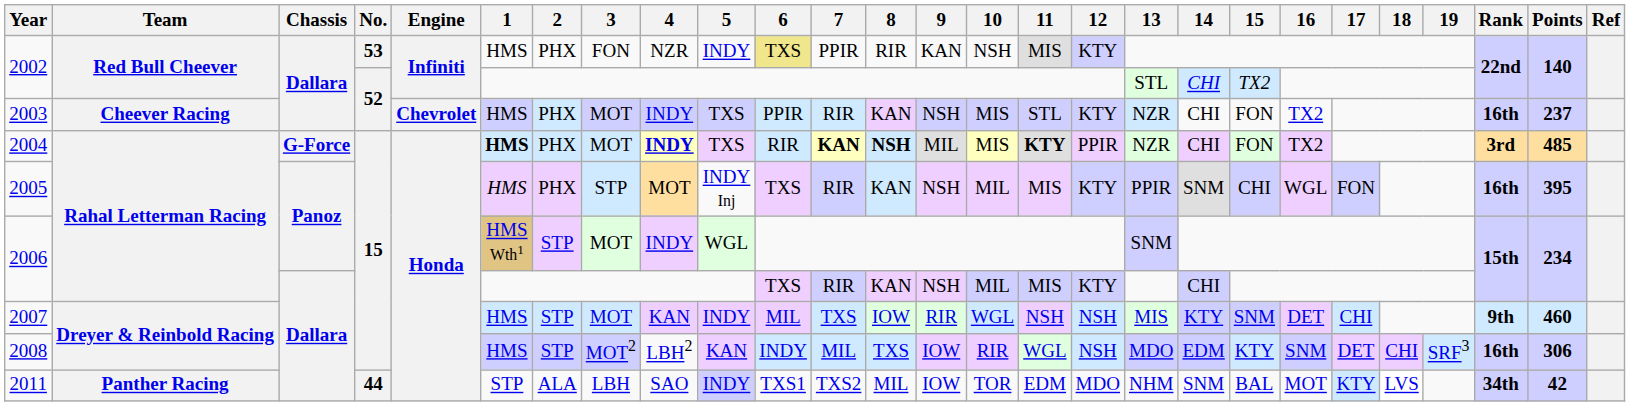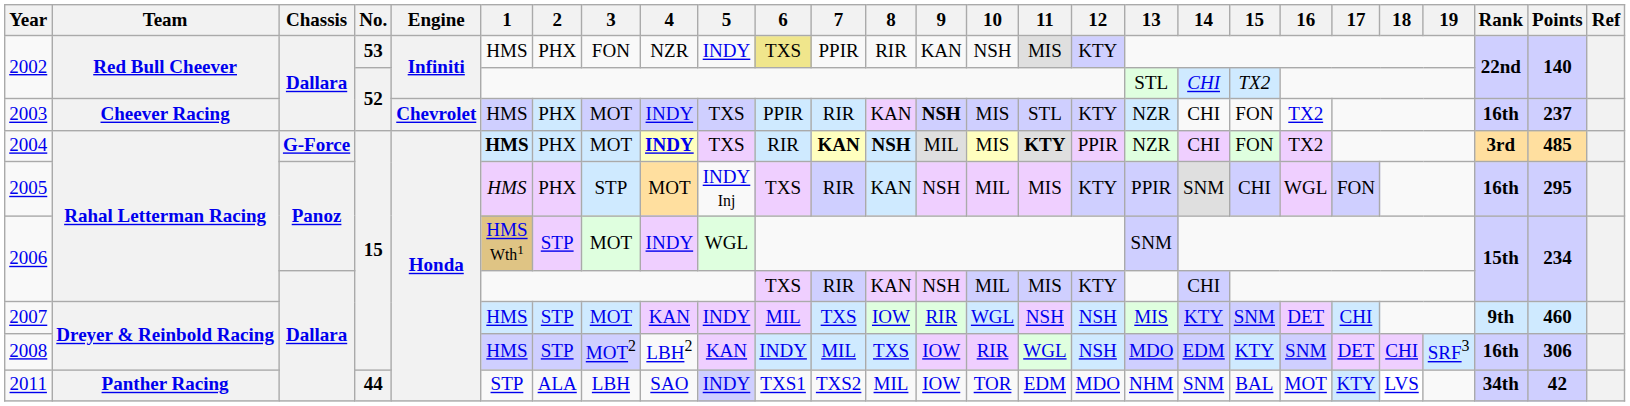(941, 114) normal -> (941, 114) bold
(1557, 188) 395 -> (1557, 188) 295
